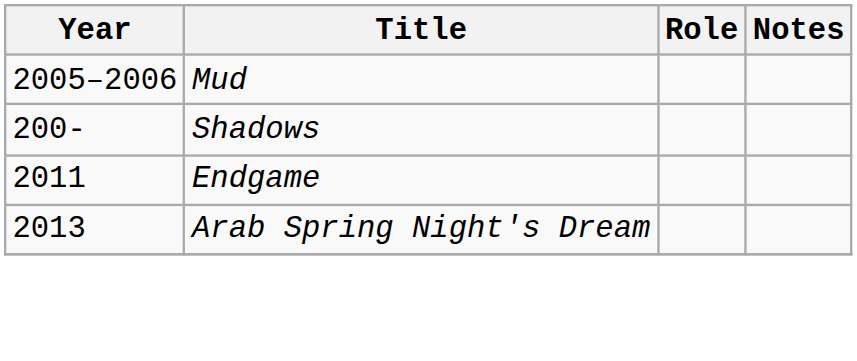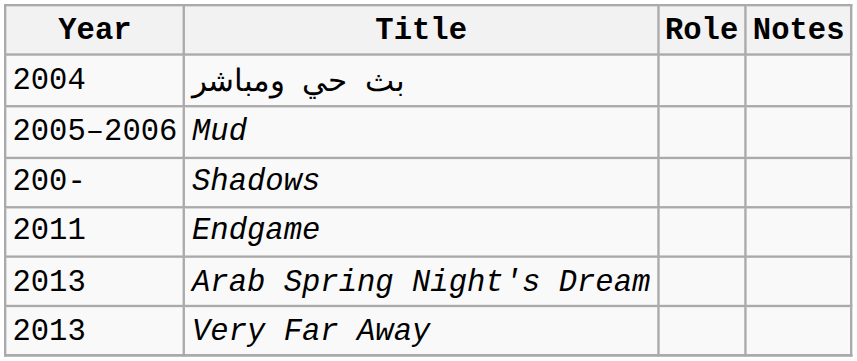+ row: (298, 82)
+ row: (311, 331)
